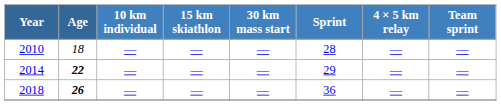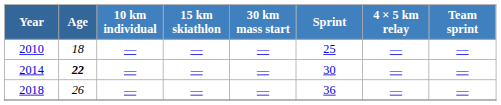(329, 49) 28 -> (329, 49) 25
(329, 70) 29 -> (329, 70) 30
(78, 90) bold -> (78, 90) normal
